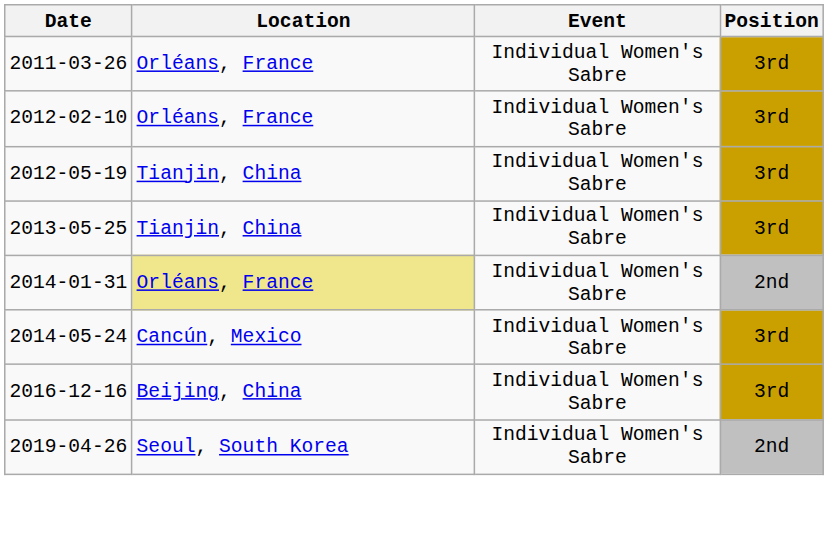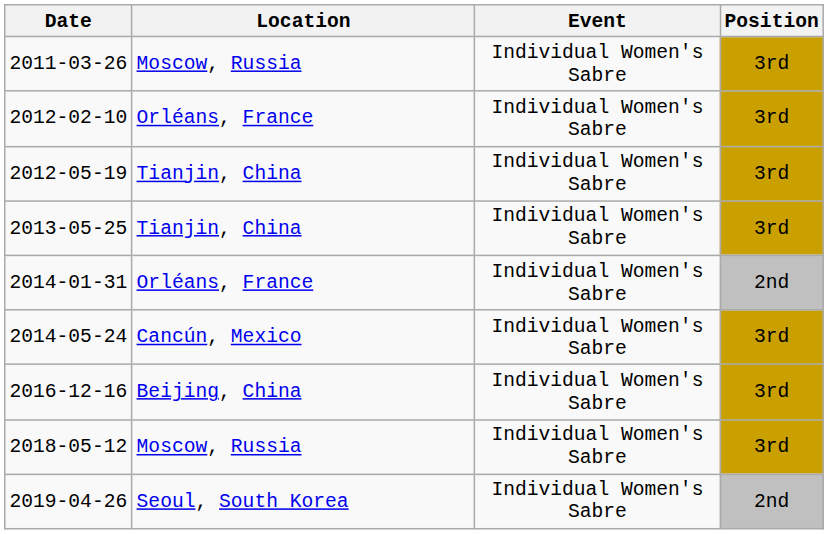(225, 64) Orléans, France -> (219, 64) Moscow, Russia
(225, 283) khaki background -> (225, 283) no background
+ row: (68, 447)
